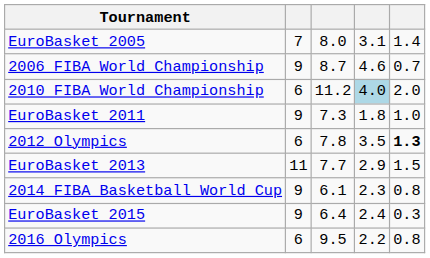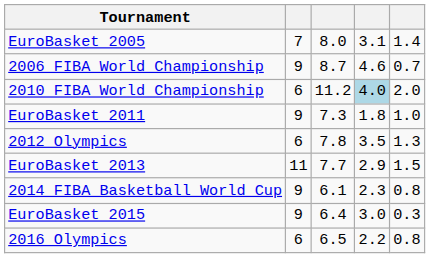(407, 141) bold -> (407, 141) normal
(372, 215) 2.4 -> (372, 215) 3.0
(333, 240) 9.5 -> (333, 240) 6.5
